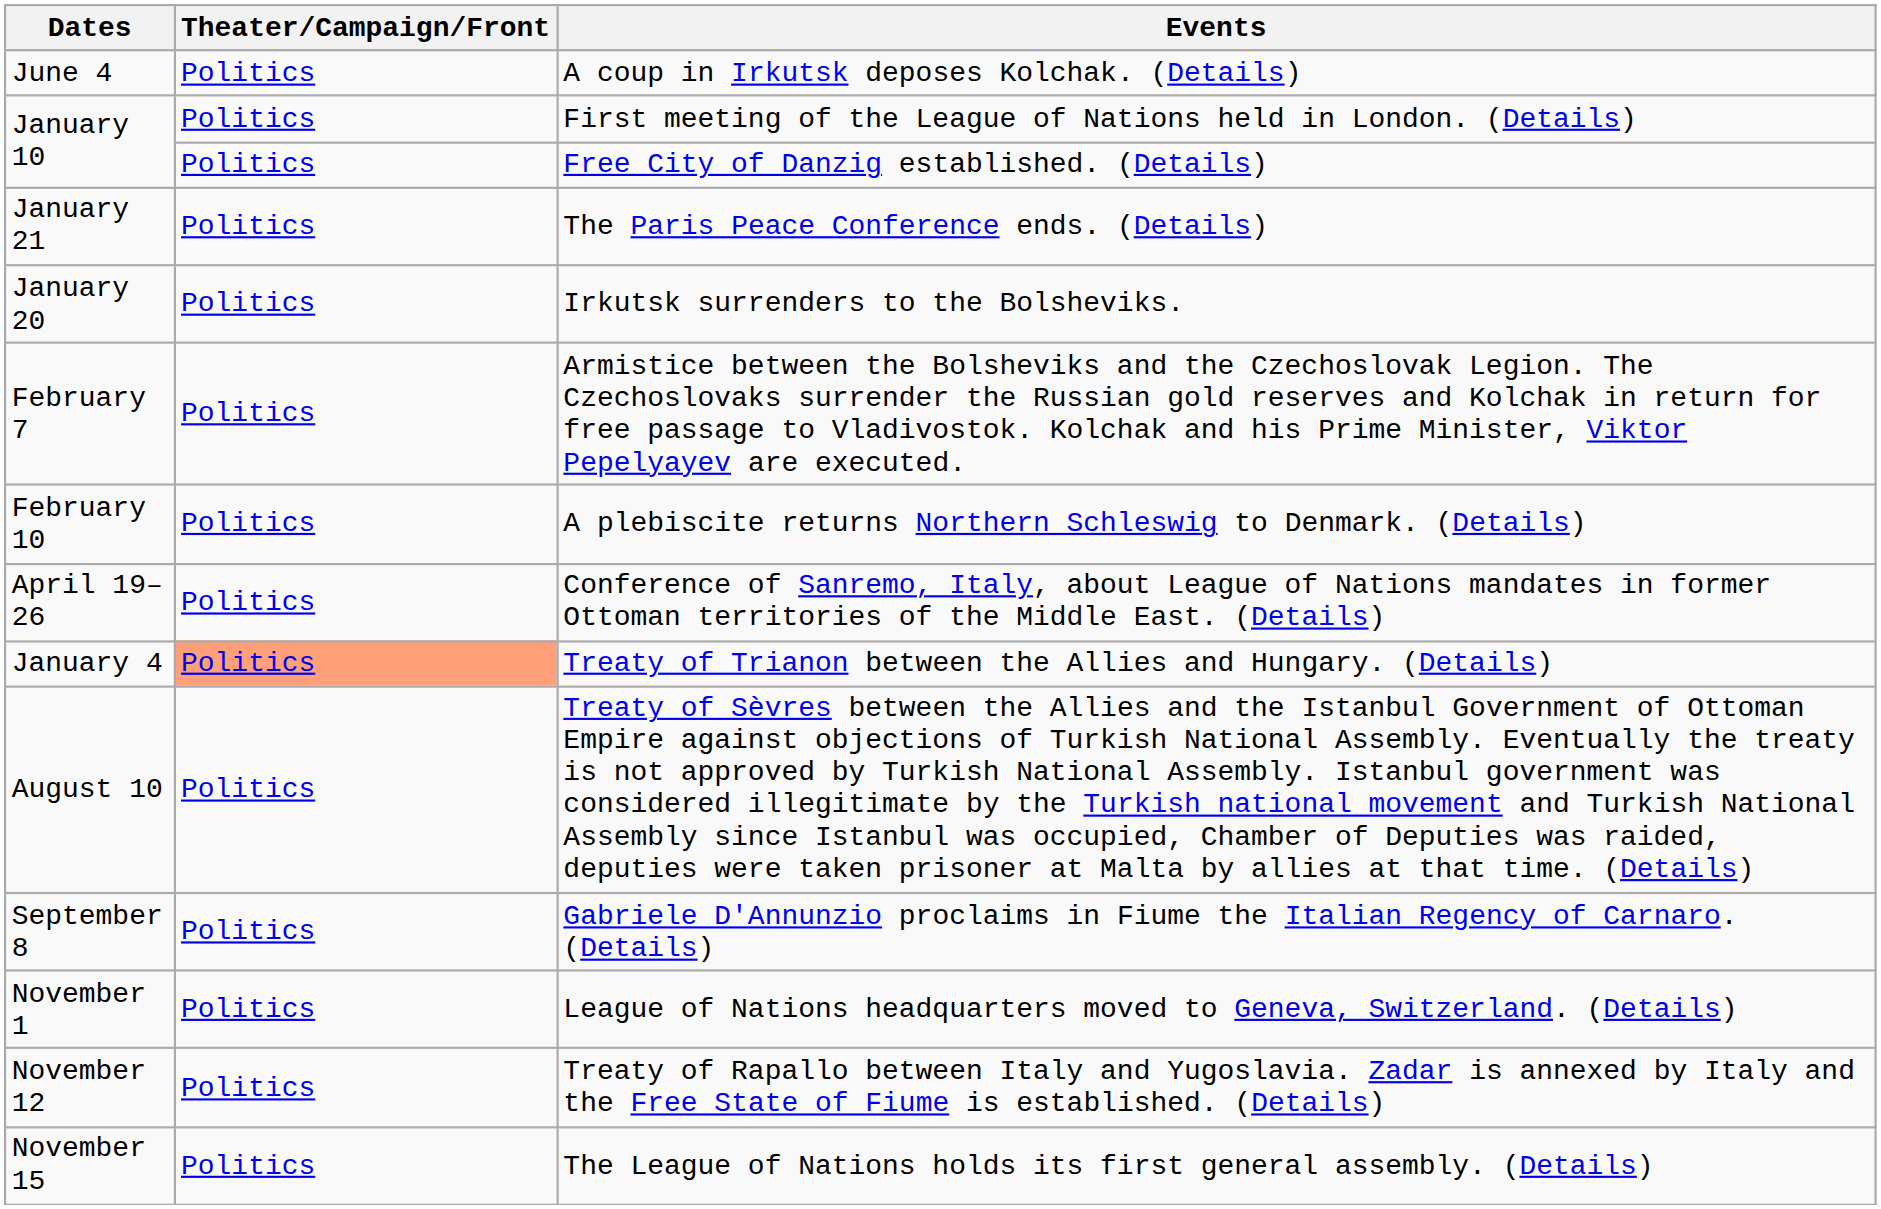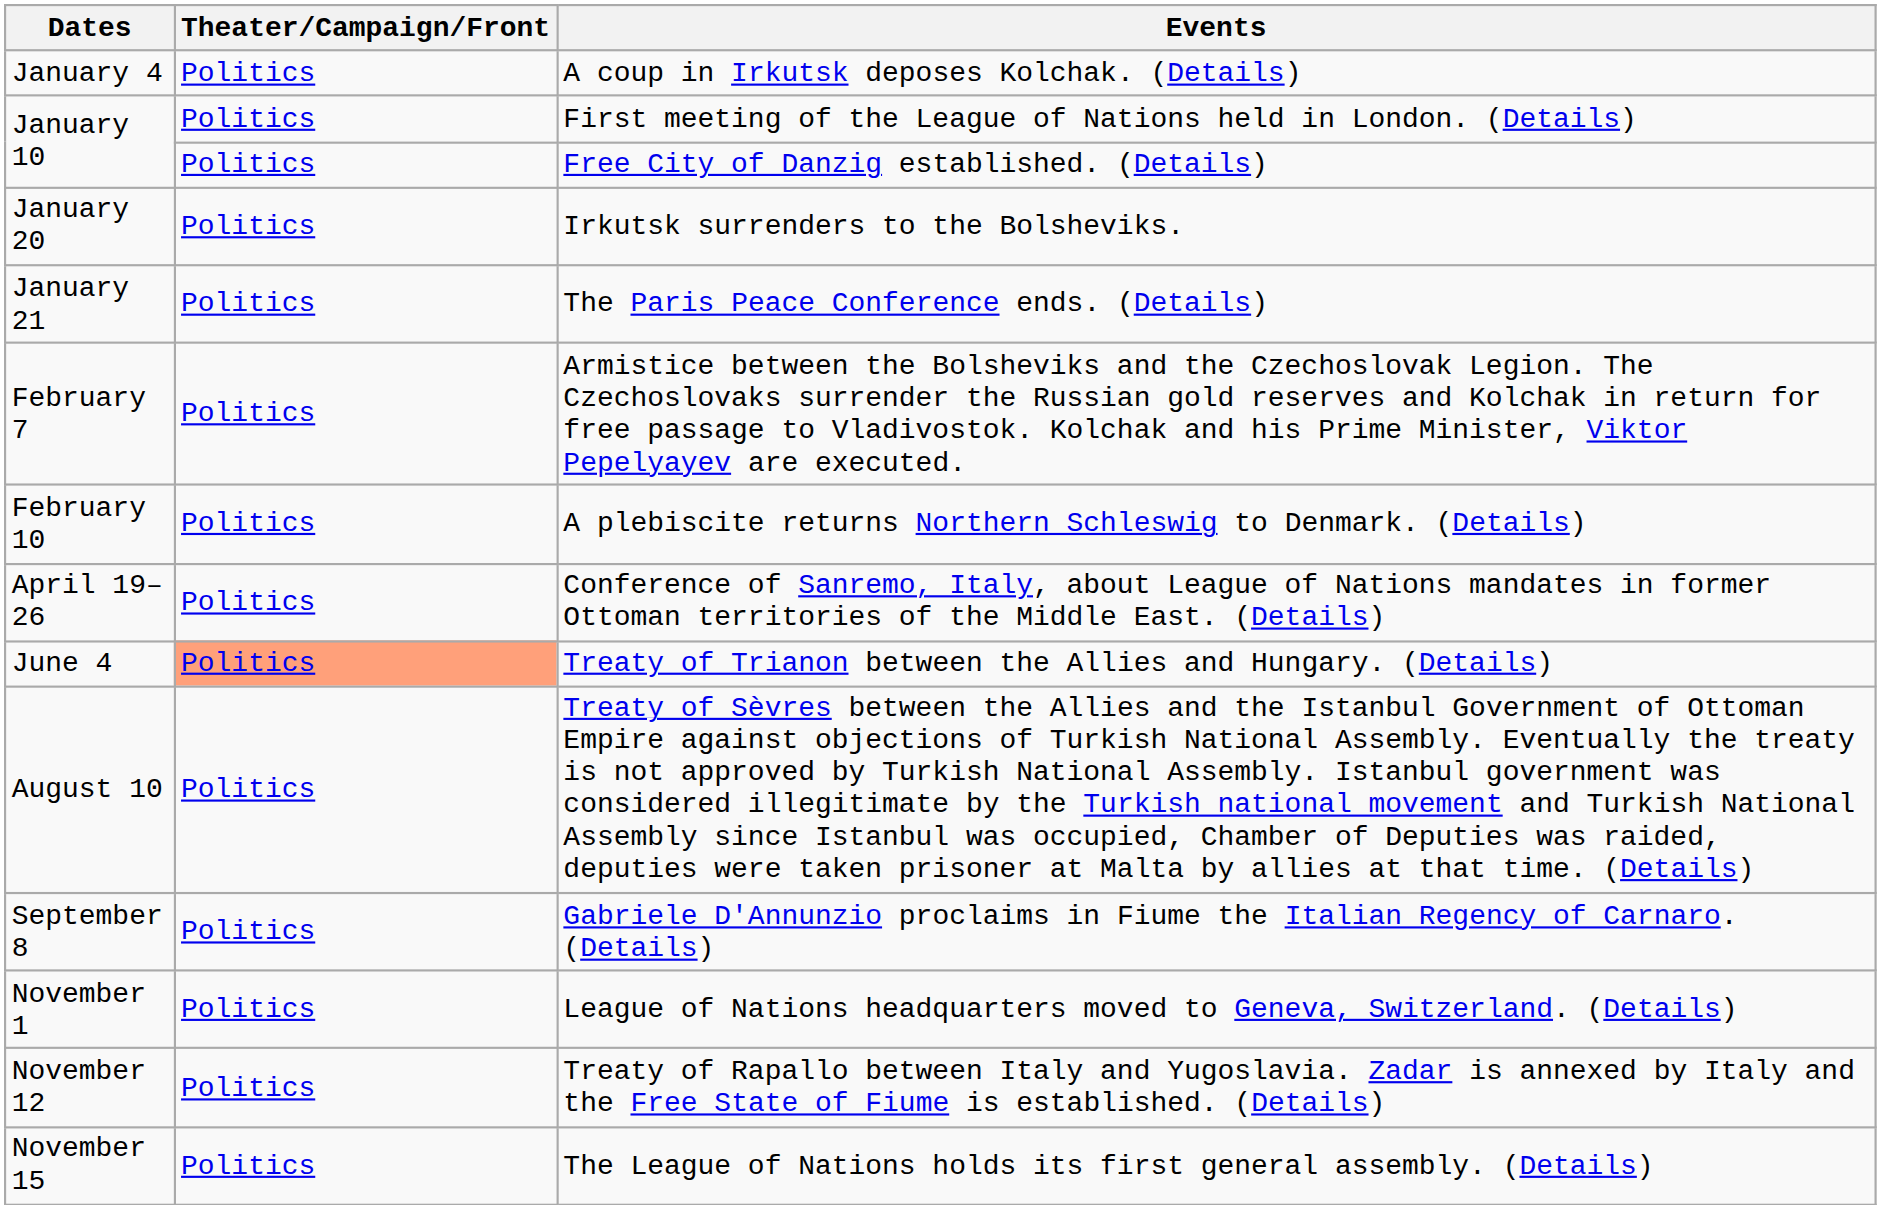(62, 73) June 4 -> (87, 73) January 4
rows swapped: (874, 304) <-> (916, 226)
(87, 664) January 4 -> (62, 664) June 4
